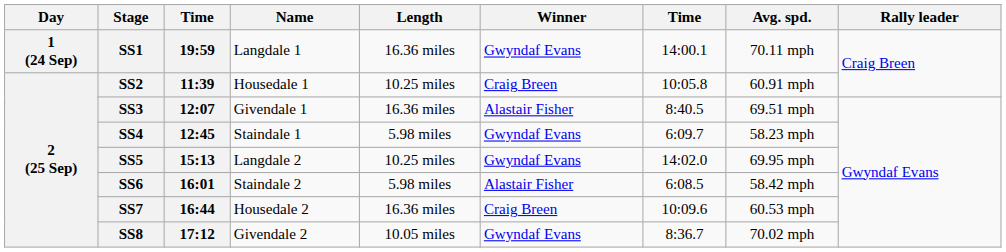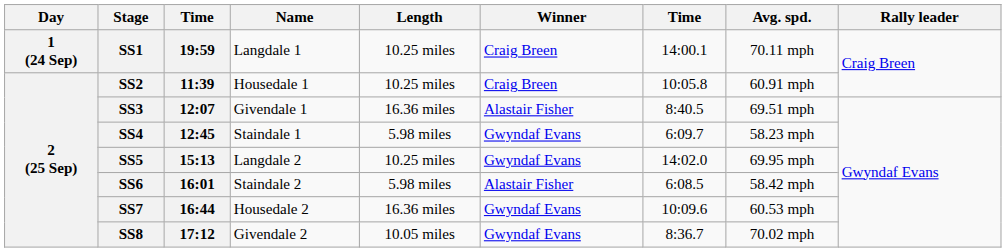(420, 51) 16.36 miles -> (420, 51) 10.25 miles
(532, 51) Gwyndaf Evans -> (521, 51) Craig Breen
(521, 209) Craig Breen -> (532, 209) Gwyndaf Evans
